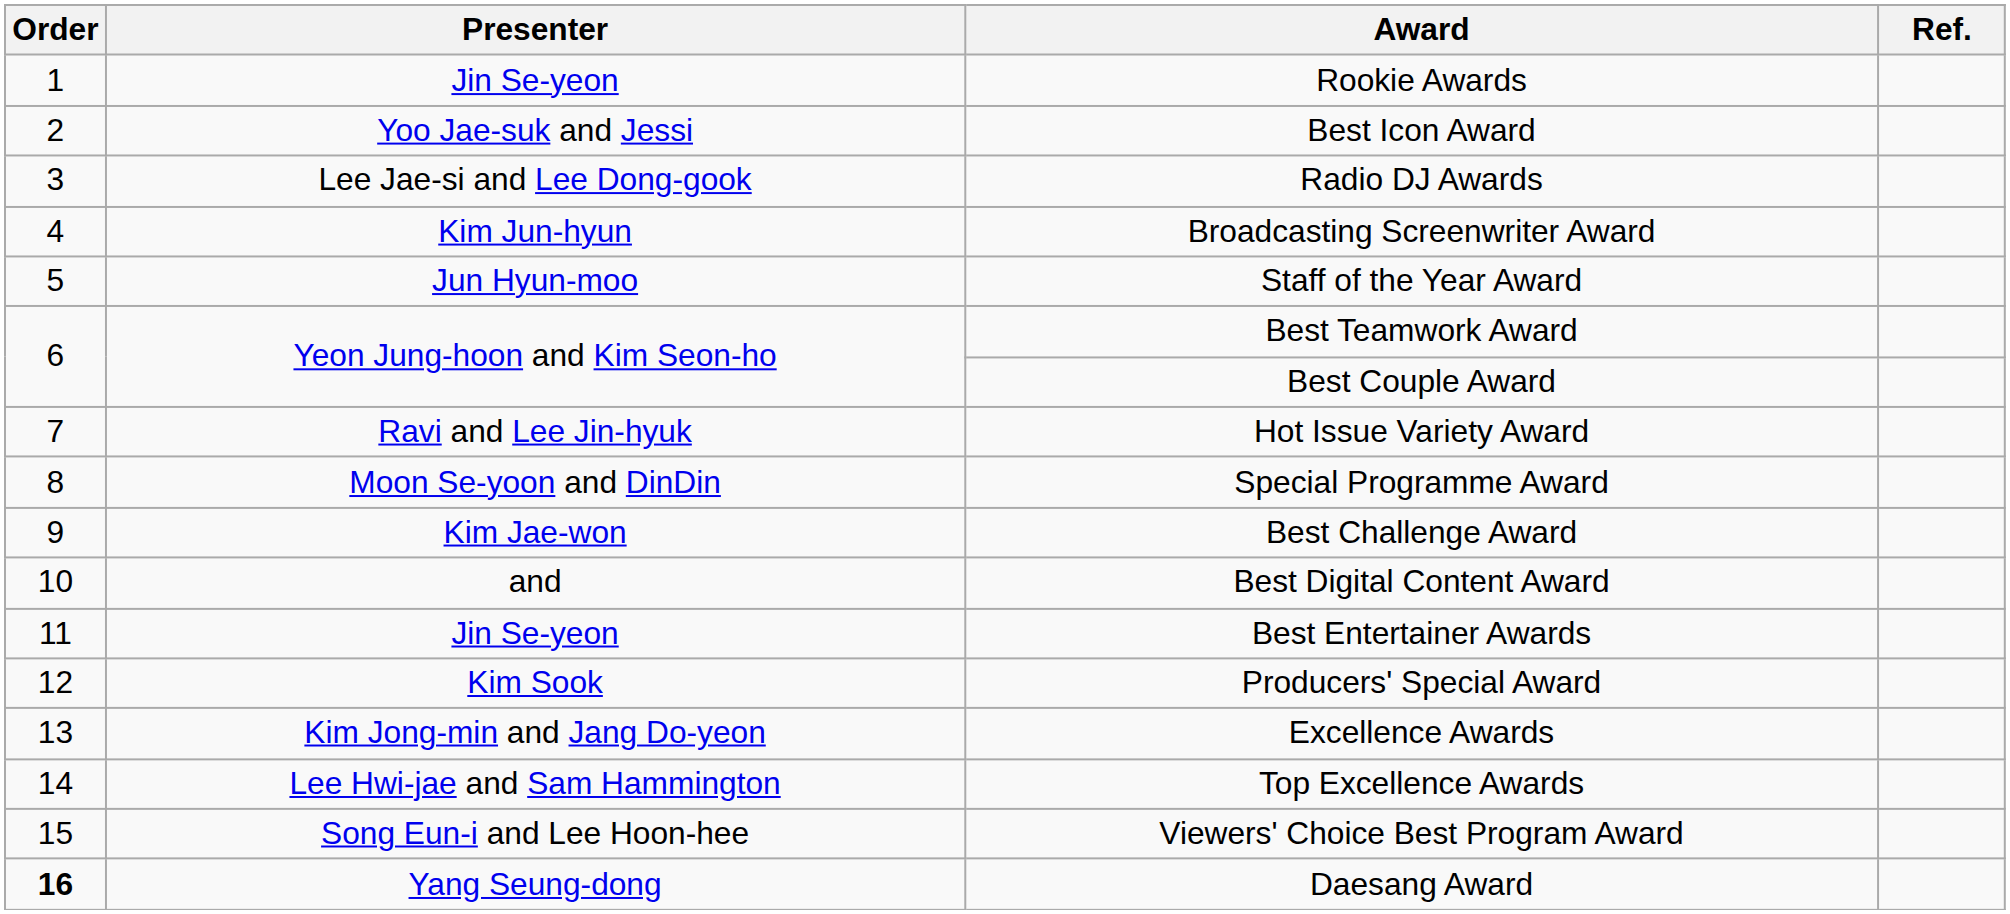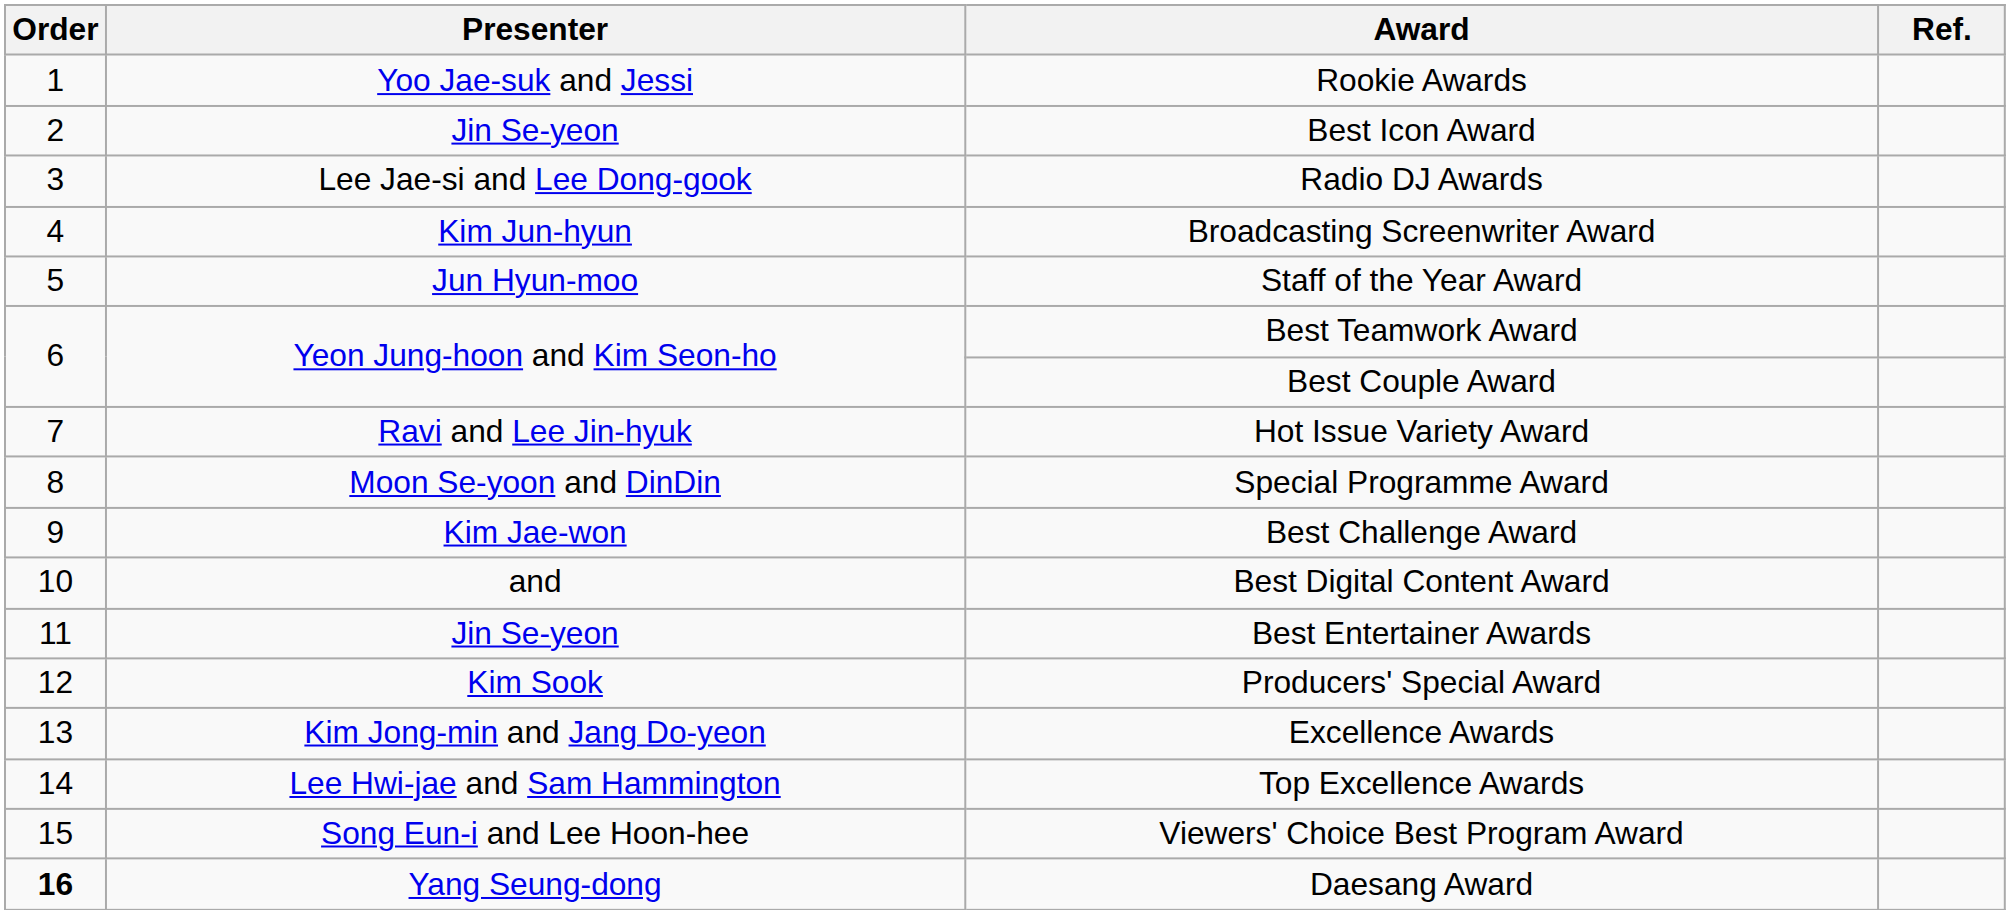(535, 79) Jin Se-yeon -> (535, 79) Yoo Jae-suk and Jessi
(535, 130) Yoo Jae-suk and Jessi -> (535, 130) Jin Se-yeon
